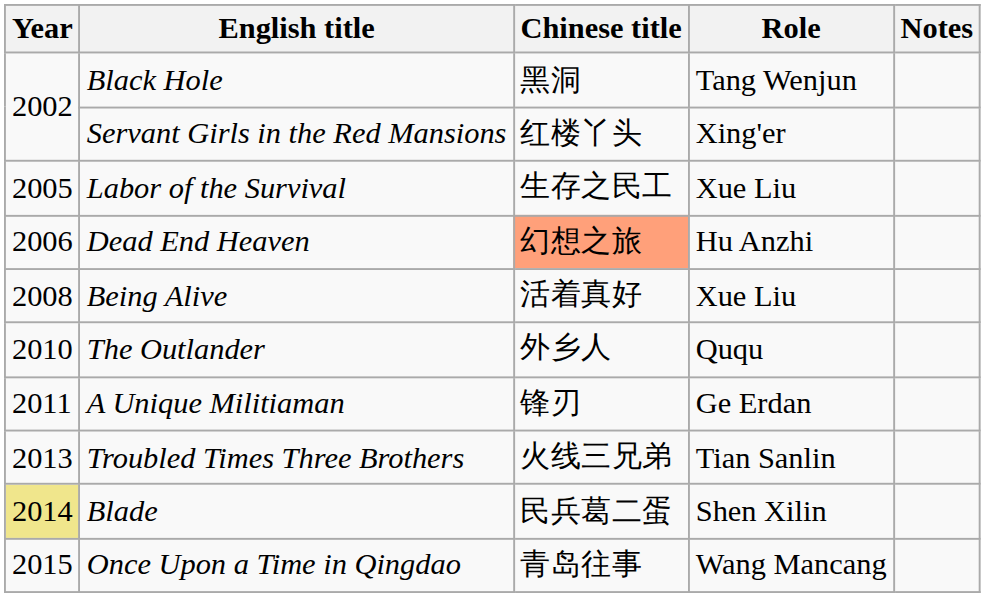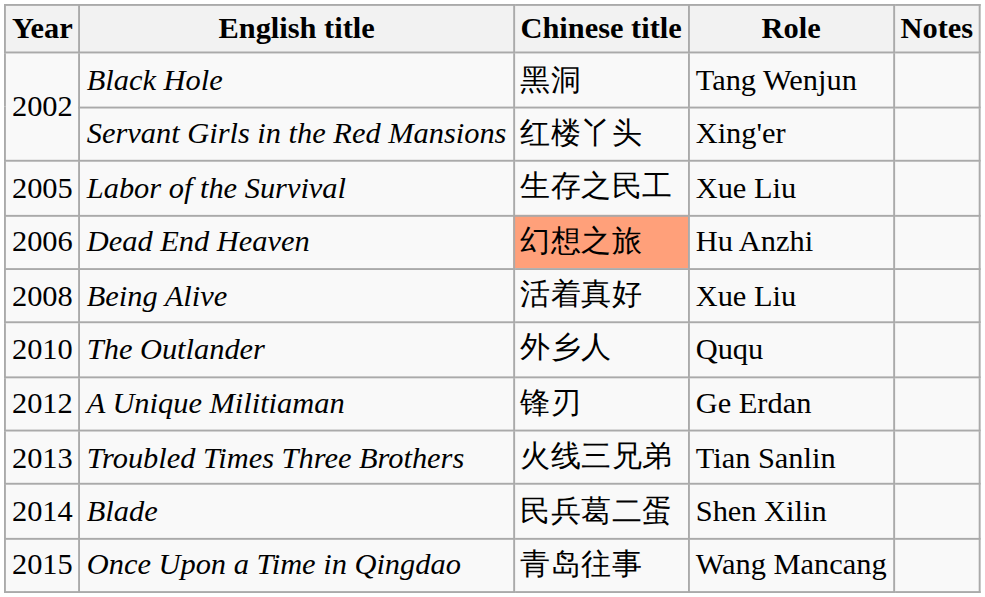(42, 403) 2011 -> (42, 403) 2012
(42, 510) khaki background -> (42, 510) no background
